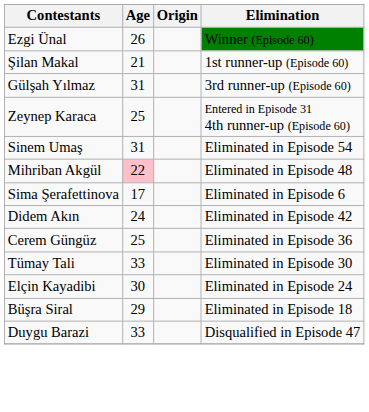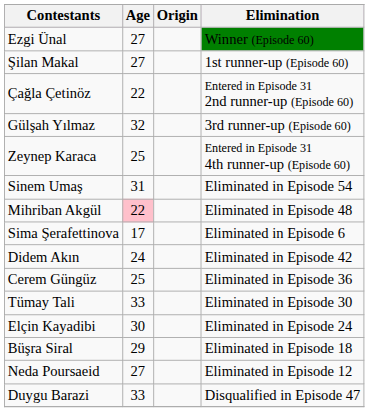(138, 39) 26 -> (138, 39) 27
(138, 62) 21 -> (138, 62) 27
+ row: (49, 93)
(138, 85) 31 -> (138, 124) 32
+ row: (54, 372)
